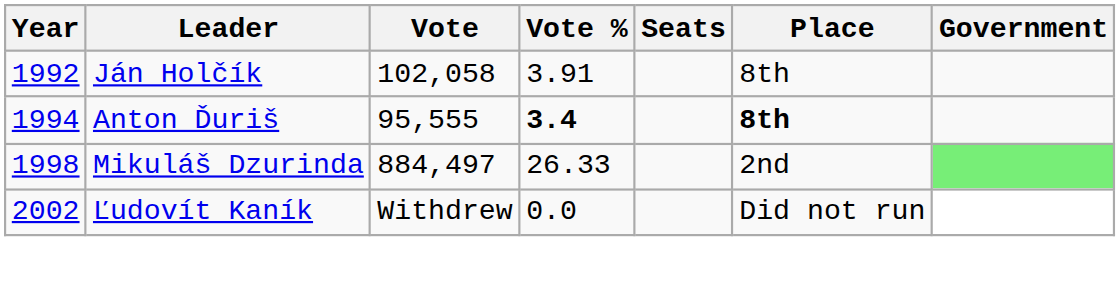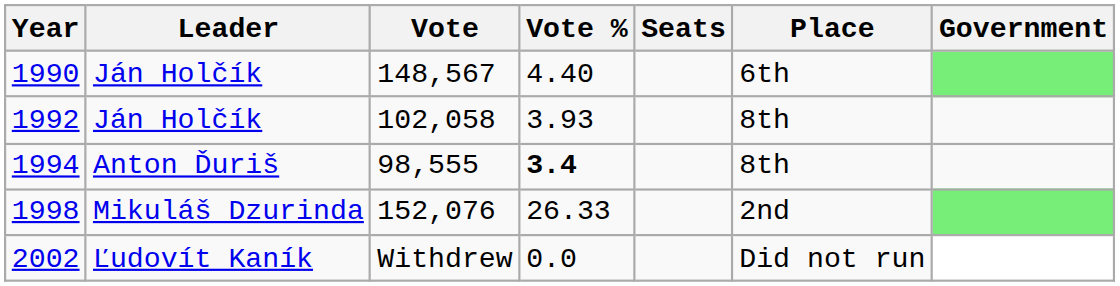+ row: (46, 74)
(560, 74) 3.91 -> (560, 120) 3.93
(428, 120) 95,555 -> (428, 166) 98,555
(765, 120) bold -> (765, 166) normal
(437, 166) 884,497 -> (437, 212) 152,076
